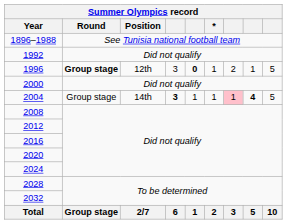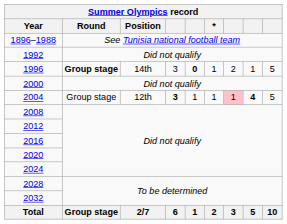(143, 69) 12th -> (143, 69) 14th
(143, 98) 14th -> (143, 98) 12th
